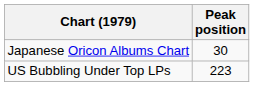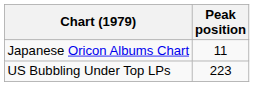(221, 50) 30 -> (221, 50) 11
